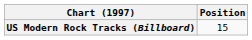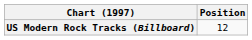(223, 28) 15 -> (223, 28) 12
